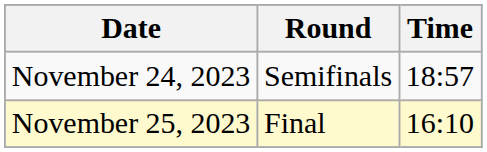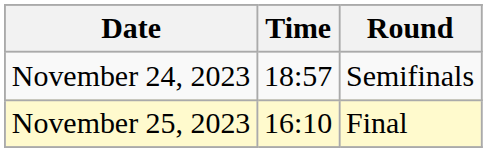columns swapped: (440, 28) <-> (328, 28)
